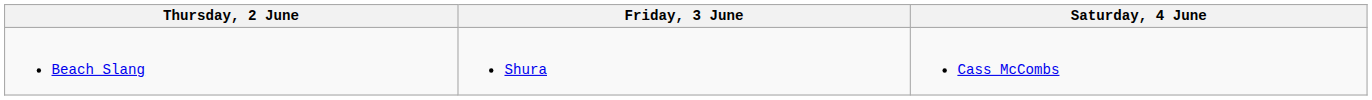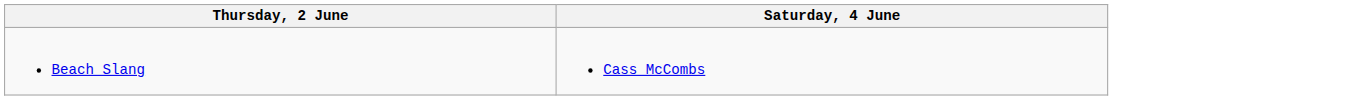- column: (684, 16)
